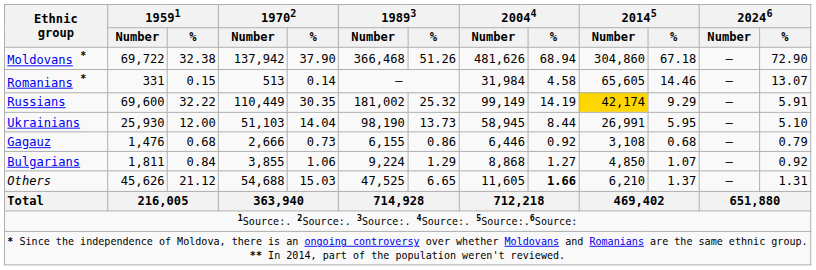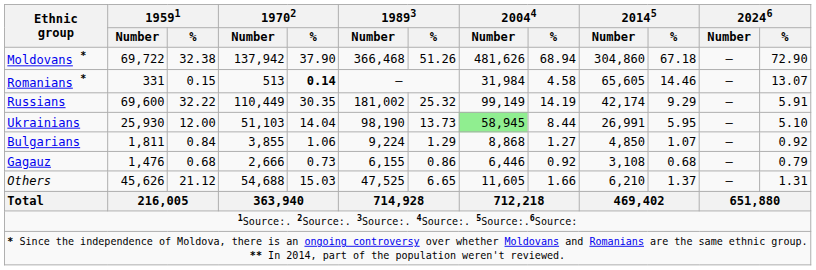(321, 81) normal -> (321, 81) bold
(623, 102) gold background -> (623, 102) no background
(503, 122) no background -> (503, 122) lightgreen background
rows swapped: (44, 162) <-> (29, 142)
(562, 181) bold -> (562, 181) normal
